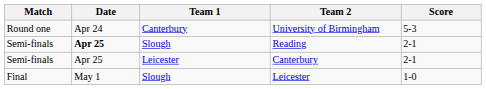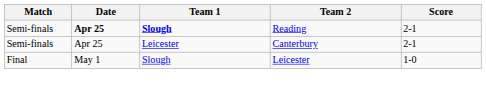- row: (326, 28)
(156, 44) normal -> (157, 28) bold
